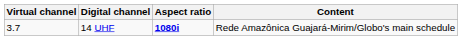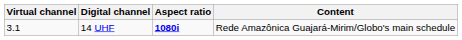(13, 27) 3.7 -> (13, 27) 3.1
